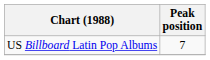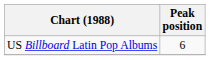(182, 45) 7 -> (182, 45) 6
